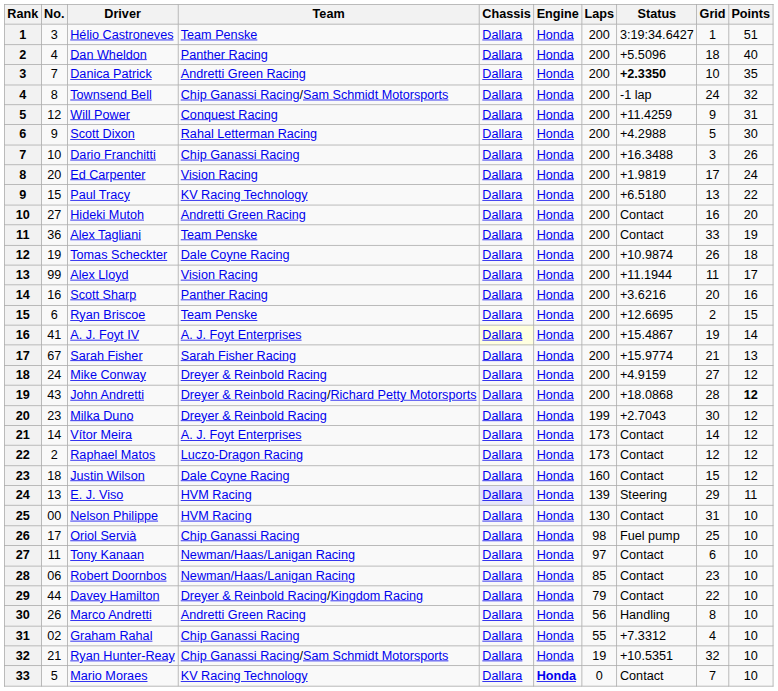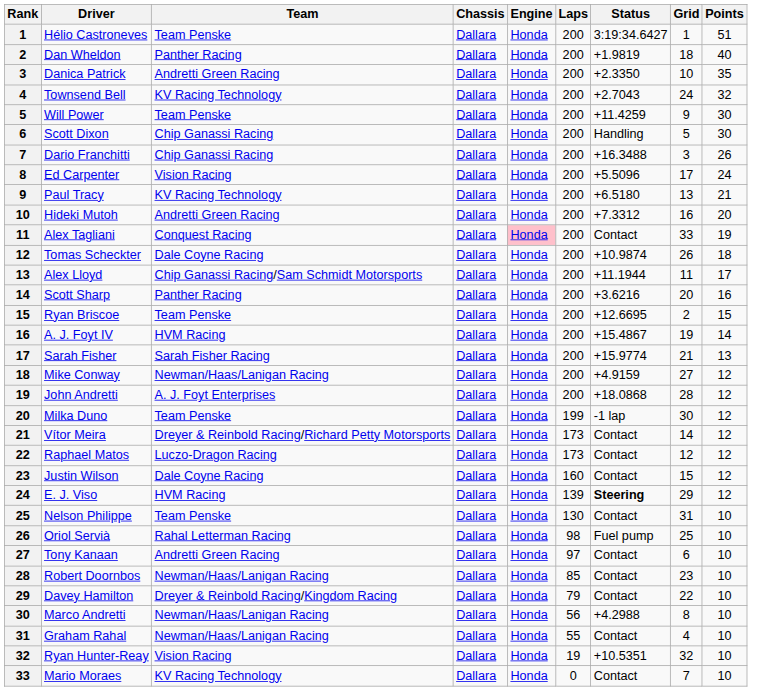- column: (54, 14)
(643, 54) +5.5096 -> (617, 54) +1.9819
(643, 74) bold -> (617, 74) normal
(315, 94) Chip Ganassi Racing/Sam Schmidt Motorsports -> (218, 94) KV Racing Technology
(636, 94) -1 lap -> (617, 94) +2.7043
(229, 114) Conquest Racing -> (193, 114) Team Penske
(751, 114) 31 -> (724, 114) 30
(249, 134) Rahal Letterman Racing -> (214, 134) Chip Ganassi Racing
(643, 134) +4.2988 -> (619, 134) Handling
(643, 174) +1.9819 -> (617, 174) +5.5096
(751, 194) 22 -> (724, 194) 21
(642, 214) Contact -> (617, 214) +7.3312
(219, 235) Team Penske -> (203, 235) Conquest Racing
(555, 235) no background -> (529, 235) pink background
(219, 275) Vision Racing -> (288, 275) Chip Ganassi Racing/Sam Schmidt Motorsports
(241, 335) A. J. Foyt Enterprises -> (190, 335) HVM Racing
(502, 335) lightyellow background -> (476, 335) no background
(254, 375) Dreyer & Reinbold Racing -> (242, 375) Newman/Haas/Lanigan Racing
(329, 395) Dreyer & Reinbold Racing/Richard Petty Motorsports -> (215, 395) A. J. Foyt Enterprises
(751, 395) bold -> (724, 395) normal
(254, 415) Dreyer & Reinbold Racing -> (193, 415) Team Penske
(643, 415) +2.7043 -> (610, 415) -1 lap
(241, 435) A. J. Foyt Enterprises -> (302, 435) Dreyer & Reinbold Racing/Richard Petty Motorsports
(502, 495) lavender background -> (476, 495) no background
(643, 495) normal -> (619, 495) bold
(751, 495) 11 -> (724, 495) 12
(216, 515) HVM Racing -> (193, 515) Team Penske
(240, 535) Chip Ganassi Racing -> (223, 535) Rahal Letterman Racing
(268, 555) Newman/Haas/Lanigan Racing -> (217, 555) Andretti Green Racing
(243, 615) Andretti Green Racing -> (242, 615) Newman/Haas/Lanigan Racing
(645, 615) Handling -> (617, 615) +4.2988
(240, 635) Chip Ganassi Racing -> (242, 635) Newman/Haas/Lanigan Racing
(643, 635) +7.3312 -> (616, 635) Contact
(315, 656) Chip Ganassi Racing/Sam Schmidt Motorsports -> (193, 656) Vision Racing
(556, 676) bold -> (529, 676) normal
